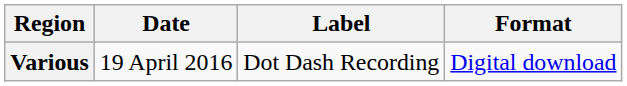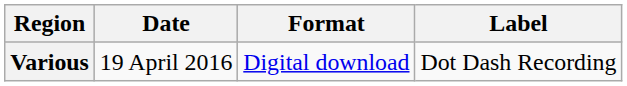columns swapped: (533, 23) <-> (341, 23)
